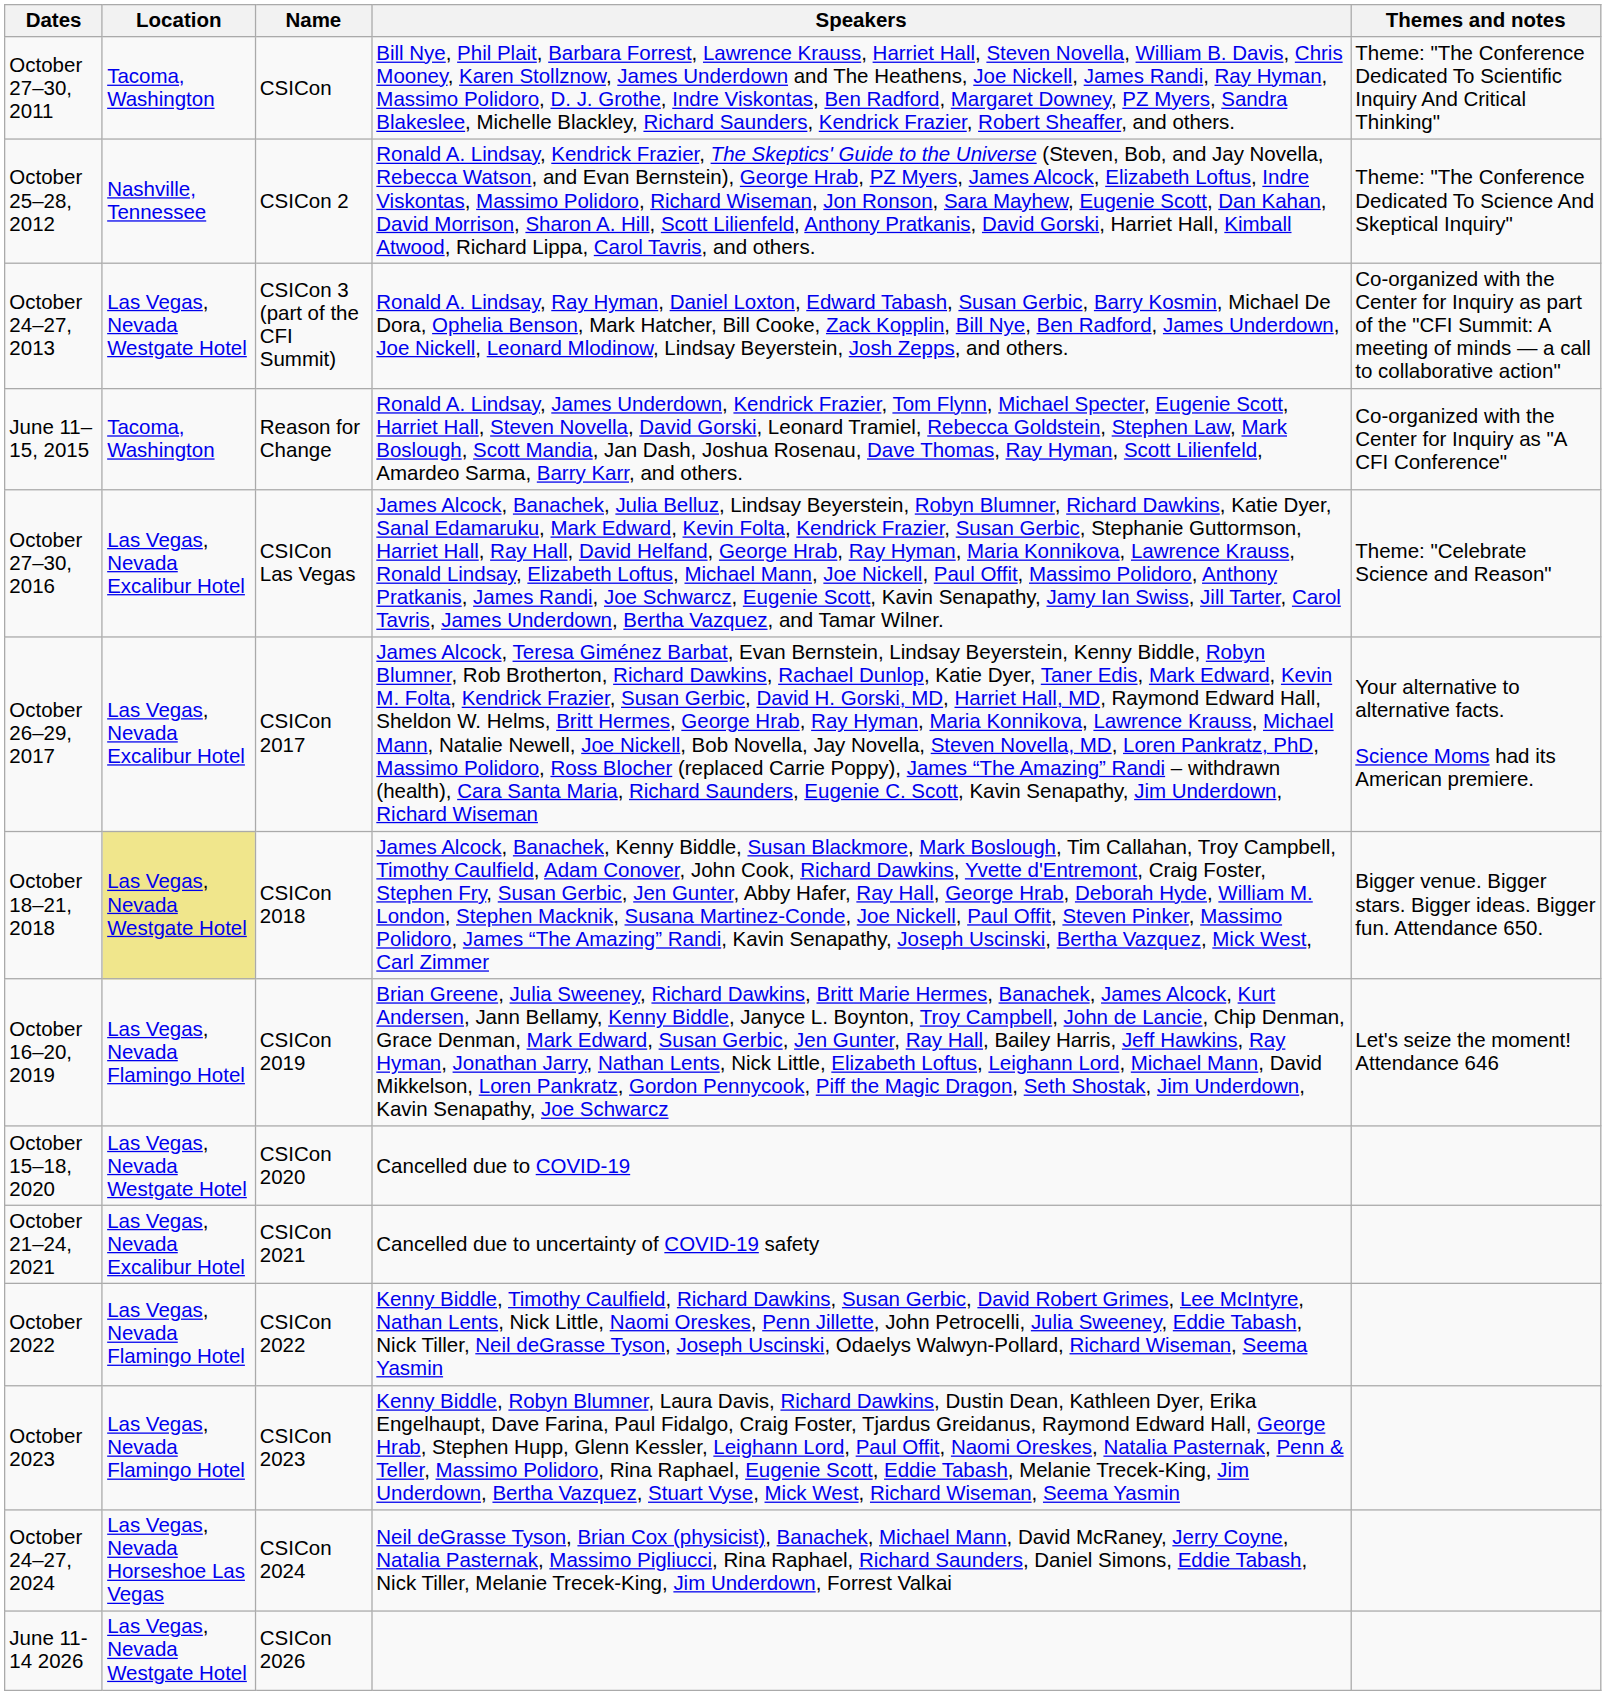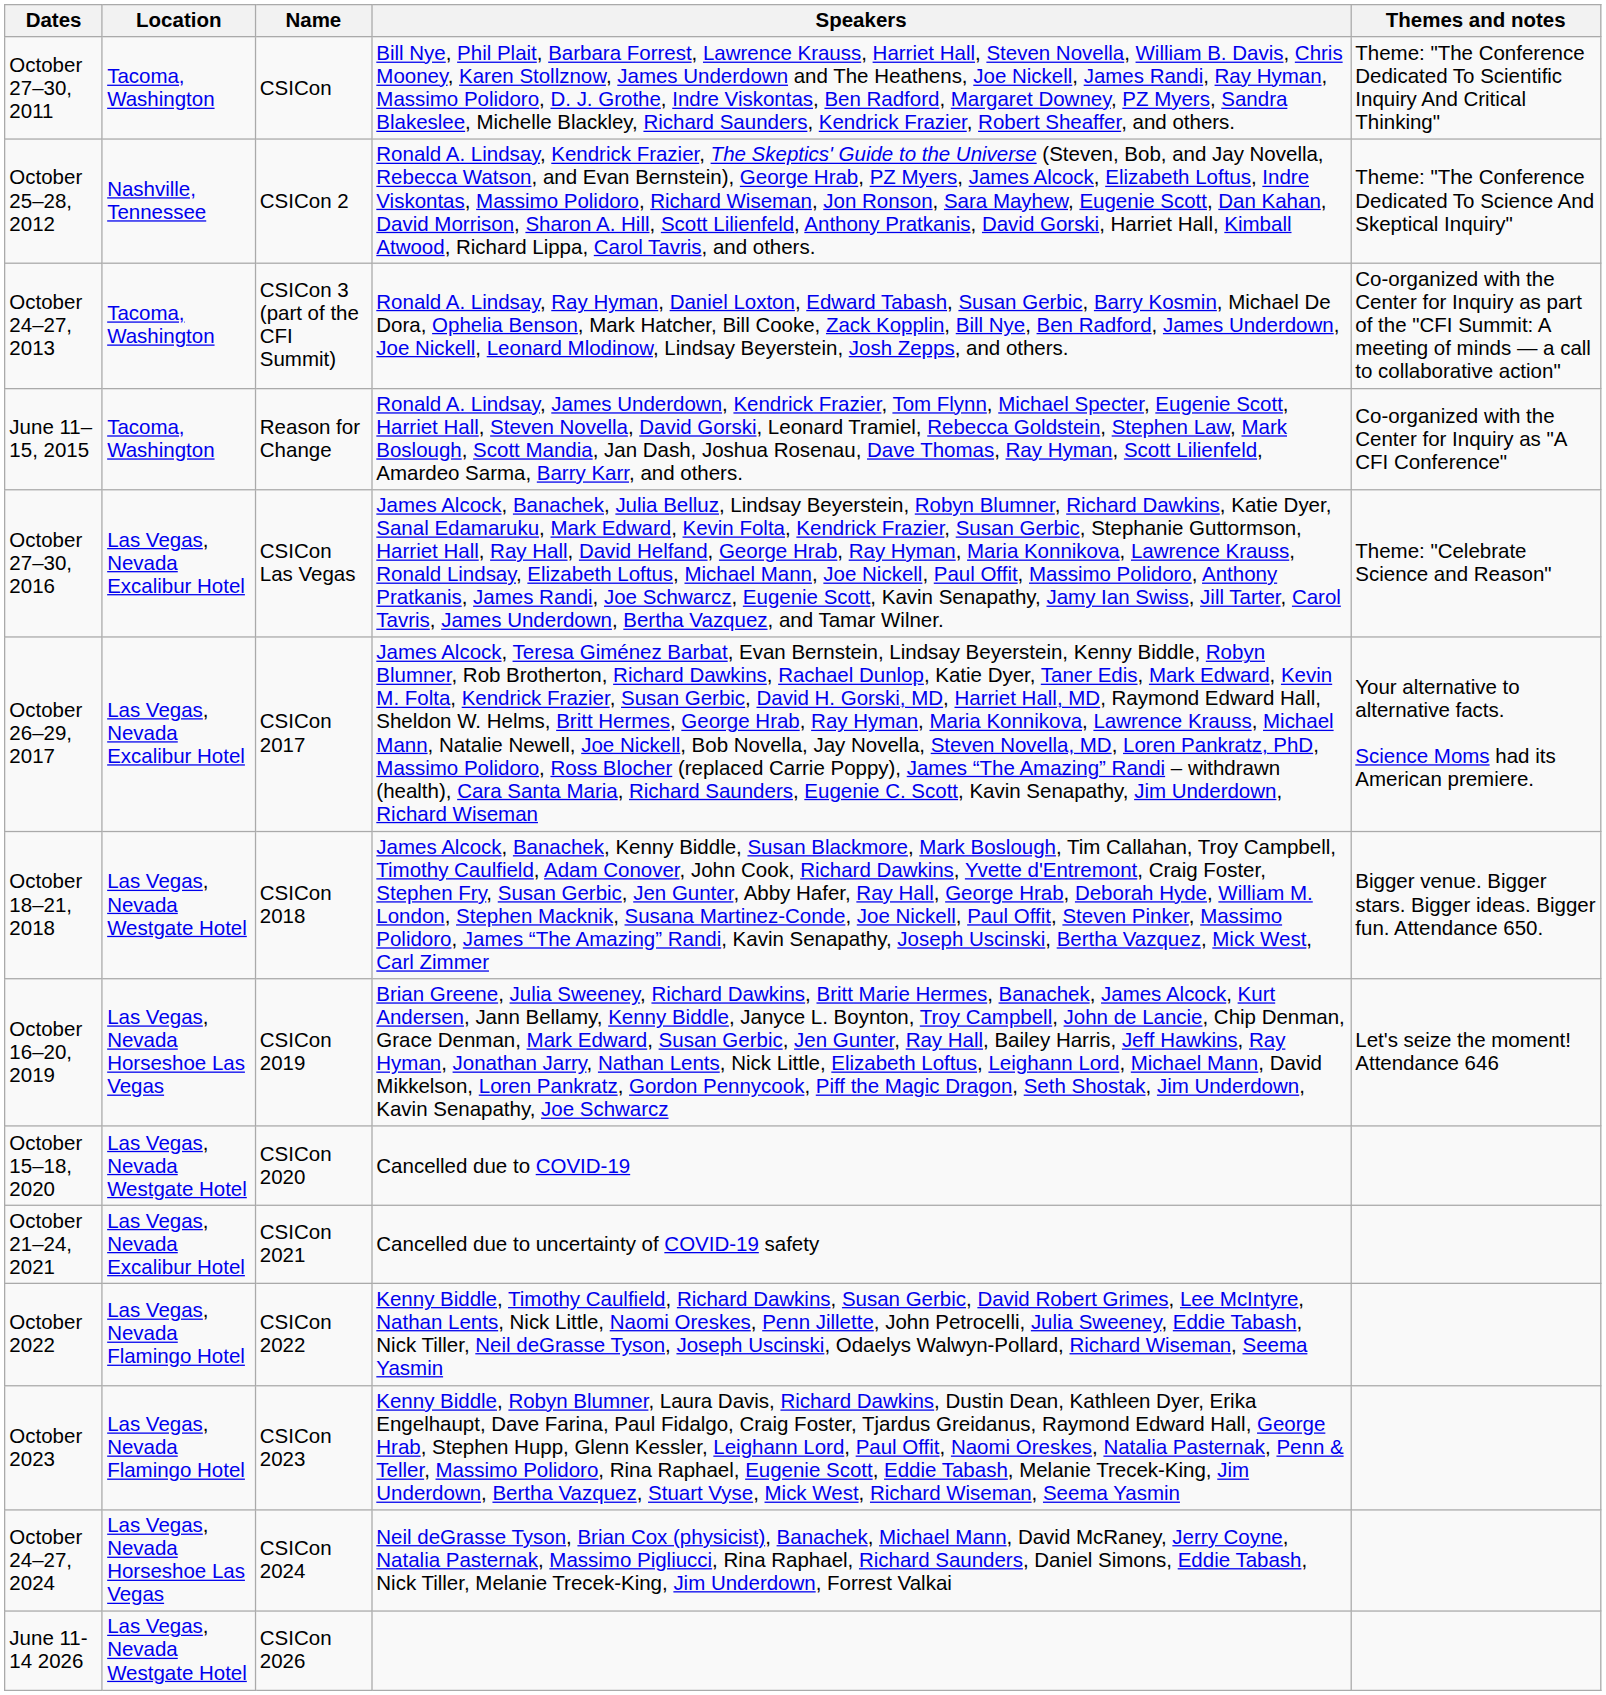(177, 325) Las Vegas, Nevada Westgate Hotel -> (161, 325) Tacoma, Washington
(177, 904) khaki background -> (177, 904) no background
(176, 1052) Las Vegas, Nevada Flamingo Hotel -> (176, 1052) Las Vegas, Nevada Horseshoe Las Vegas
